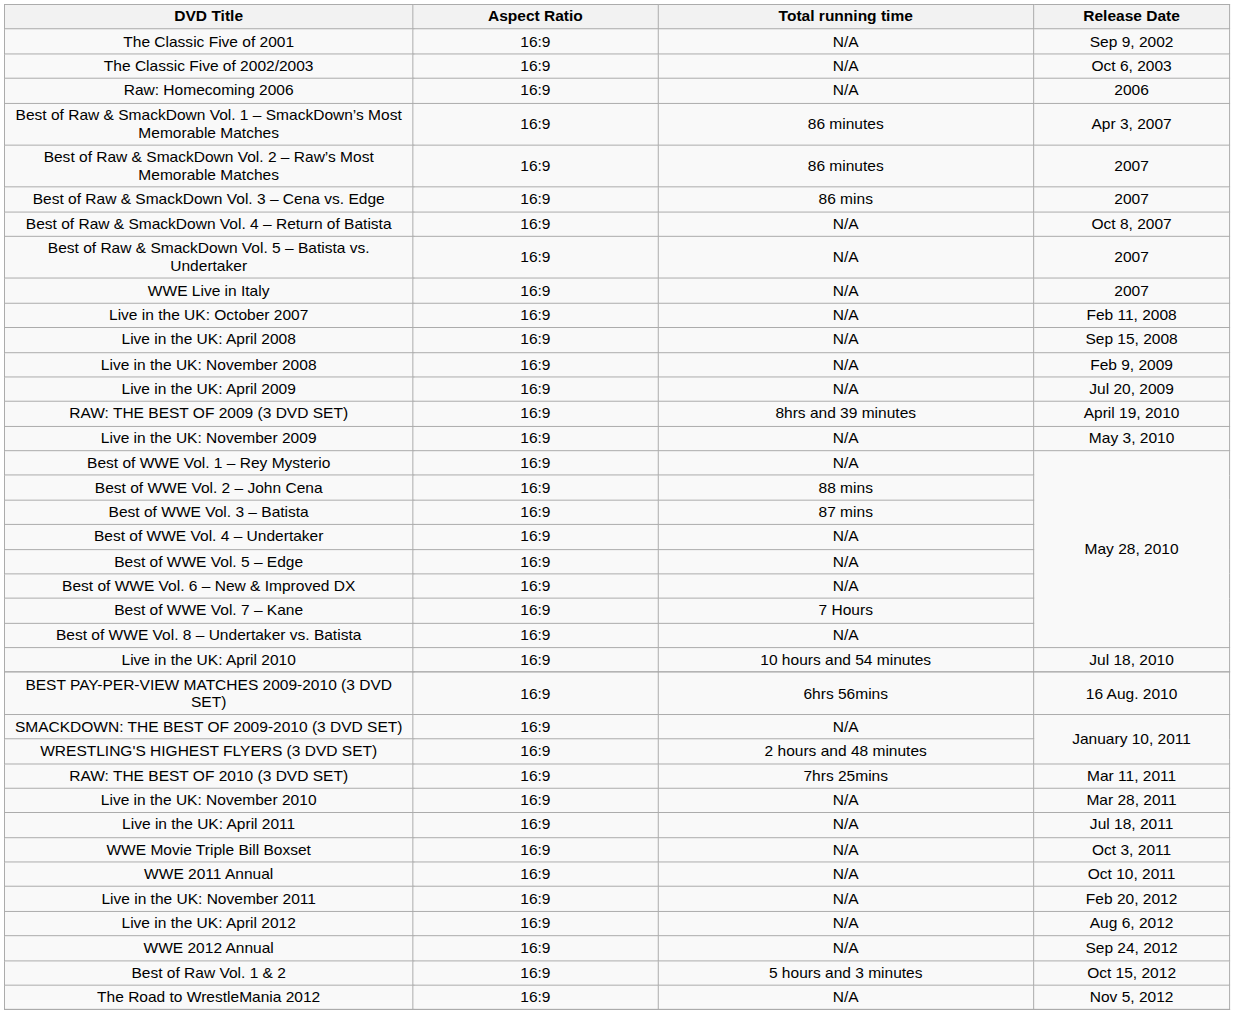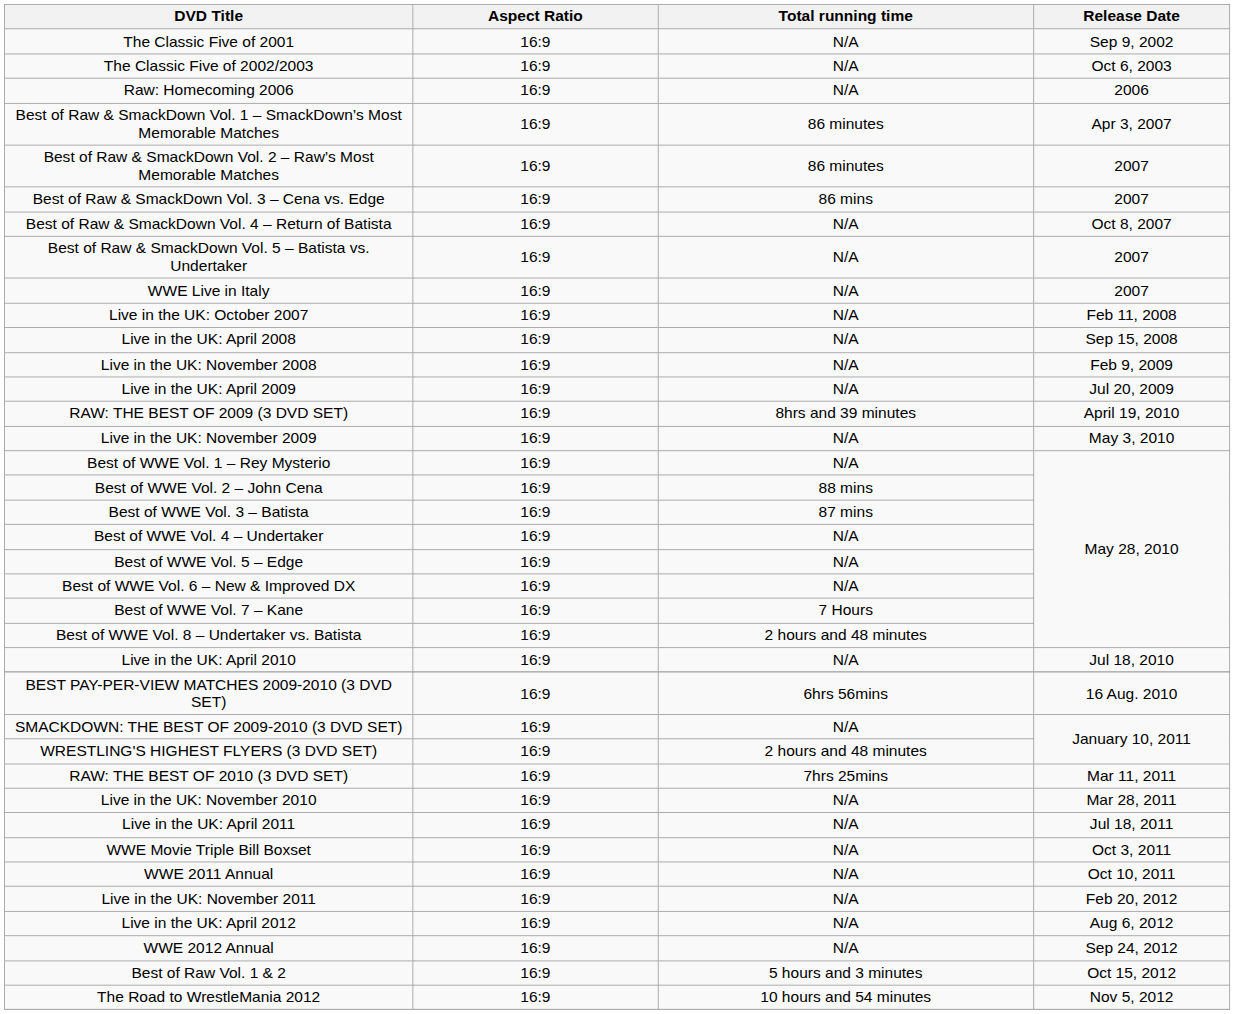(846, 635) N/A -> (846, 635) 2 hours and 48 minutes
(846, 659) 10 hours and 54 minutes -> (846, 659) N/A
(846, 997) N/A -> (846, 997) 10 hours and 54 minutes
